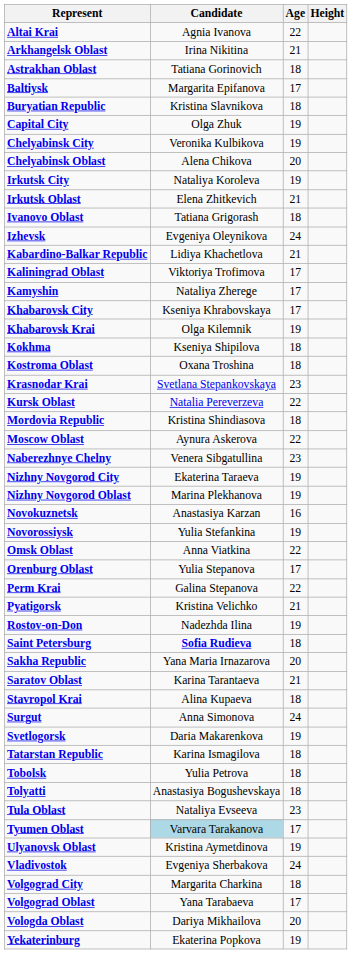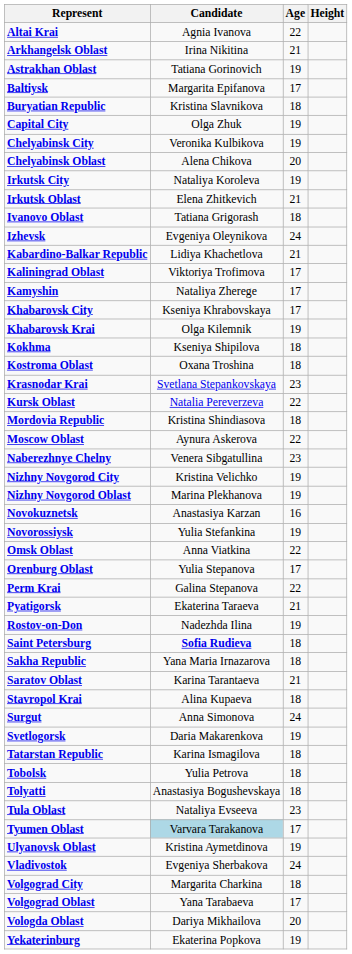(295, 69) 18 -> (295, 69) 19
(216, 476) Ekaterina Taraeva -> (216, 476) Kristina Velichko
(216, 606) Kristina Velichko -> (216, 606) Ekaterina Taraeva
(295, 662) 20 -> (295, 662) 18
